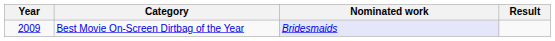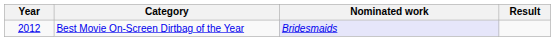(29, 28) 2009 -> (29, 28) 2012
